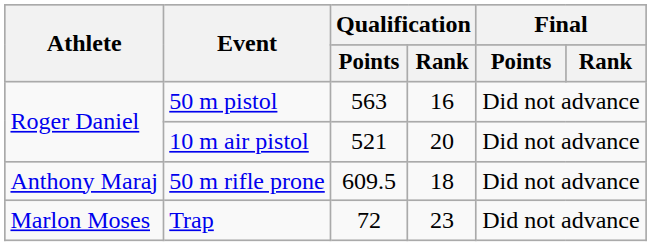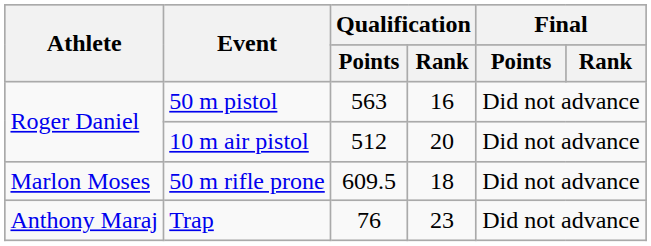(369, 141) 521 -> (369, 141) 512
(84, 181) Anthony Maraj -> (80, 181) Marlon Moses
(80, 220) Marlon Moses -> (84, 220) Anthony Maraj
(369, 220) 72 -> (369, 220) 76
